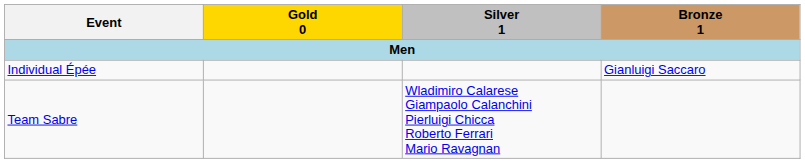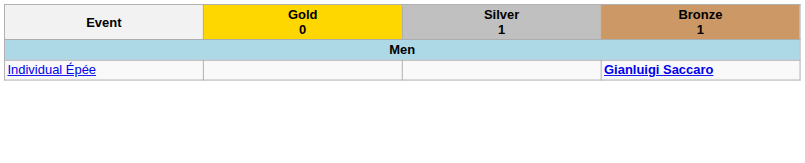(655, 70) normal -> (659, 70) bold
- row: (42, 120)
